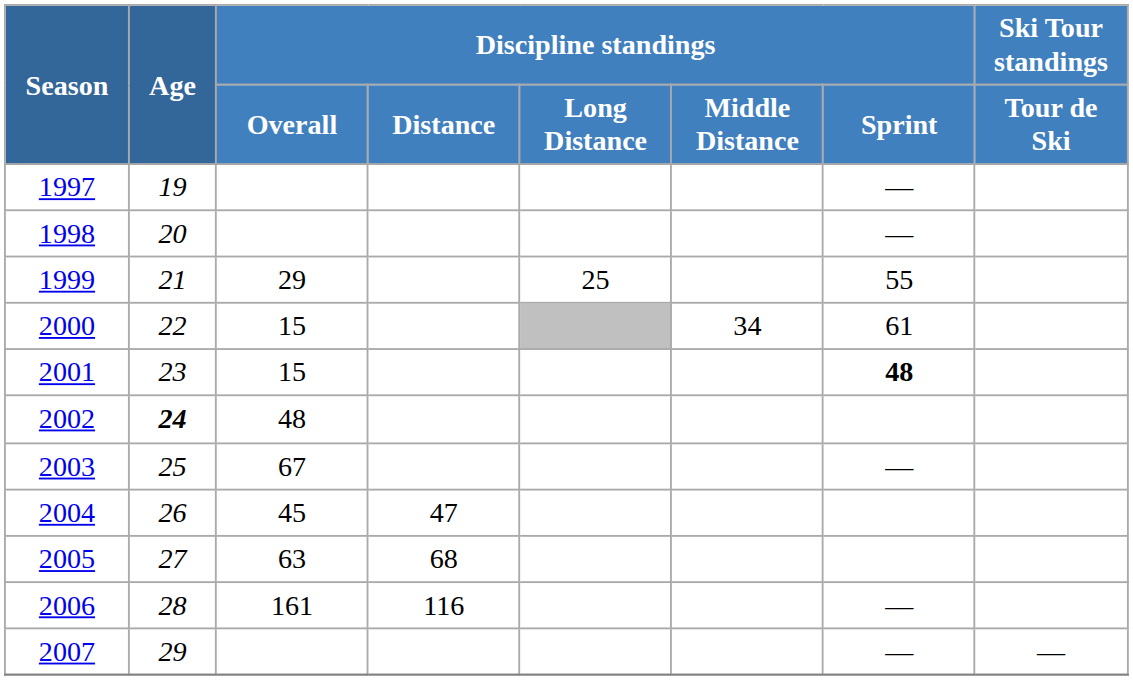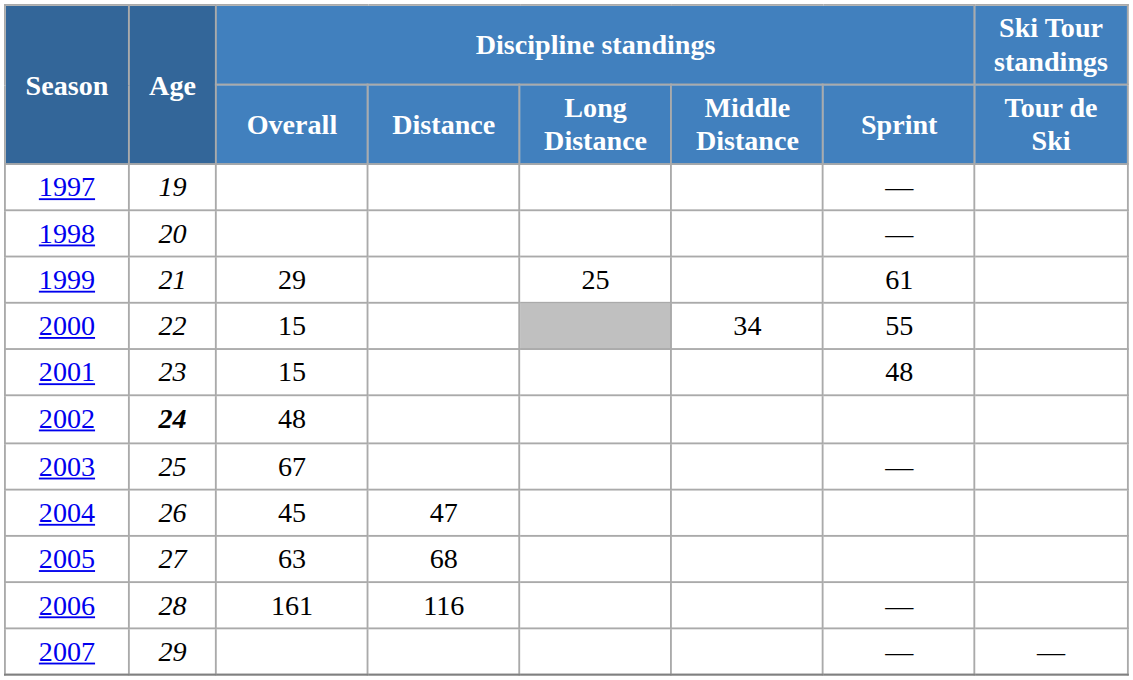(899, 279) 55 -> (899, 279) 61
(899, 326) 61 -> (899, 326) 55
(899, 372) bold -> (899, 372) normal
